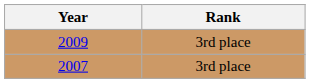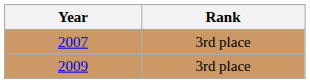rows swapped: (73, 66) <-> (73, 41)
